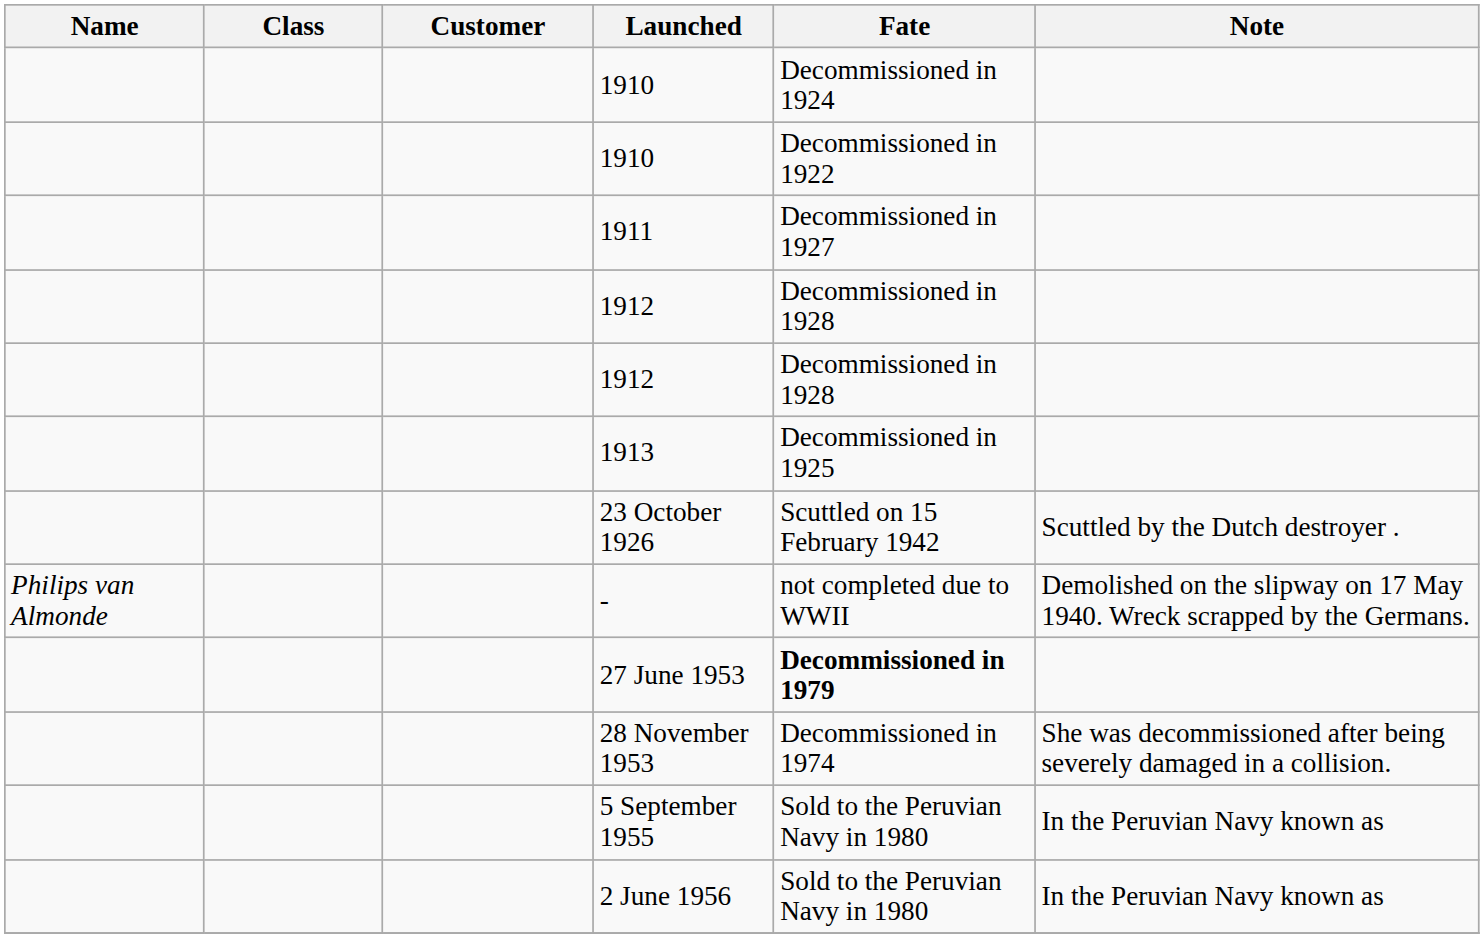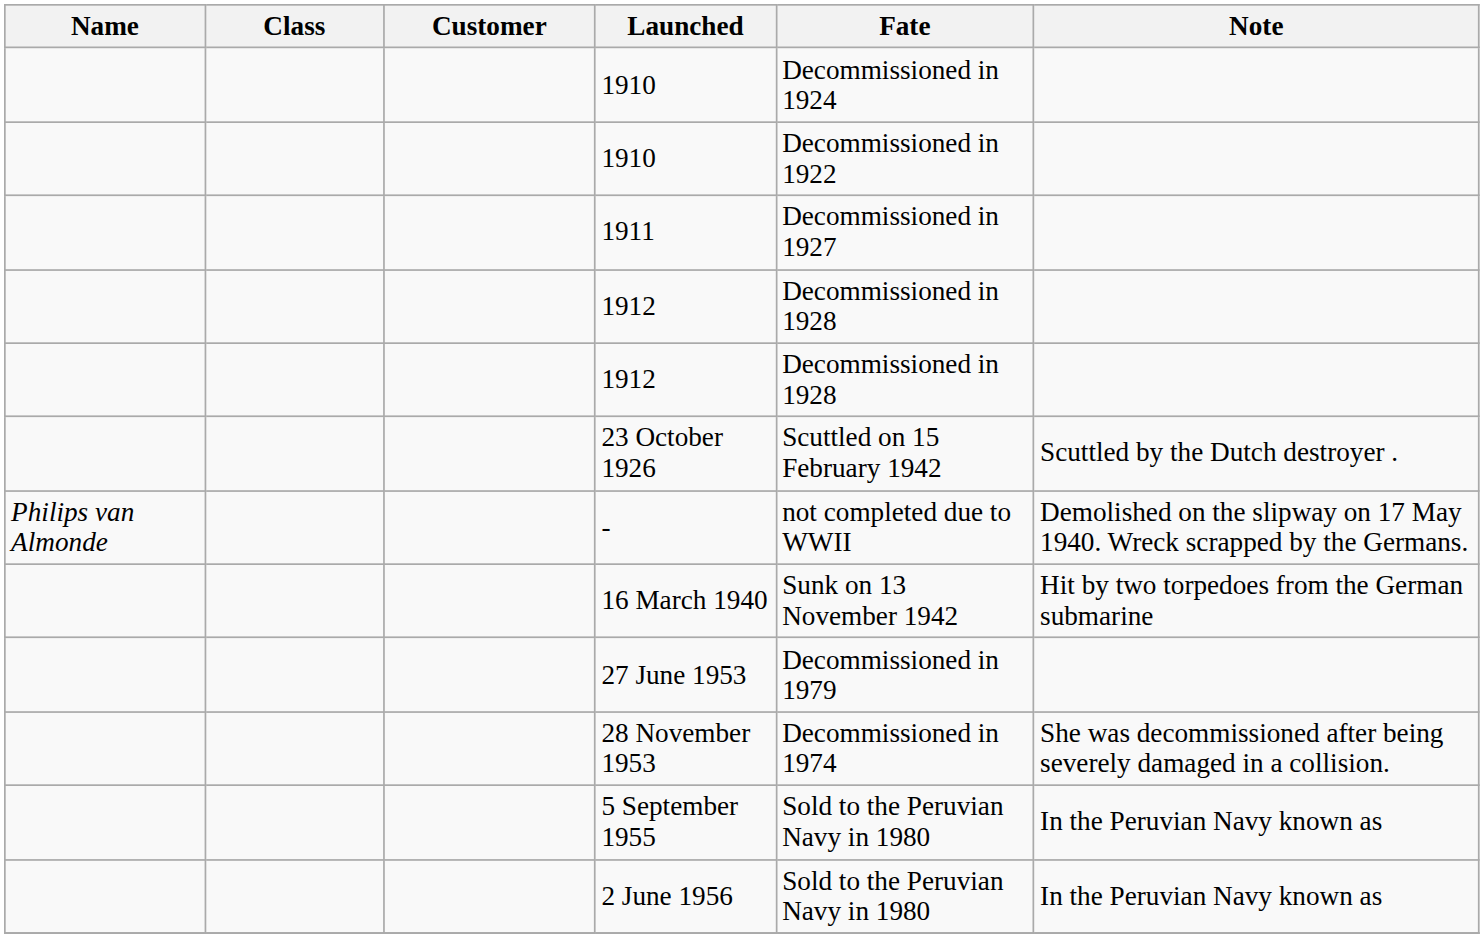- row: (105, 454)
+ row: (105, 601)
(892, 674) bold -> (891, 674) normal
